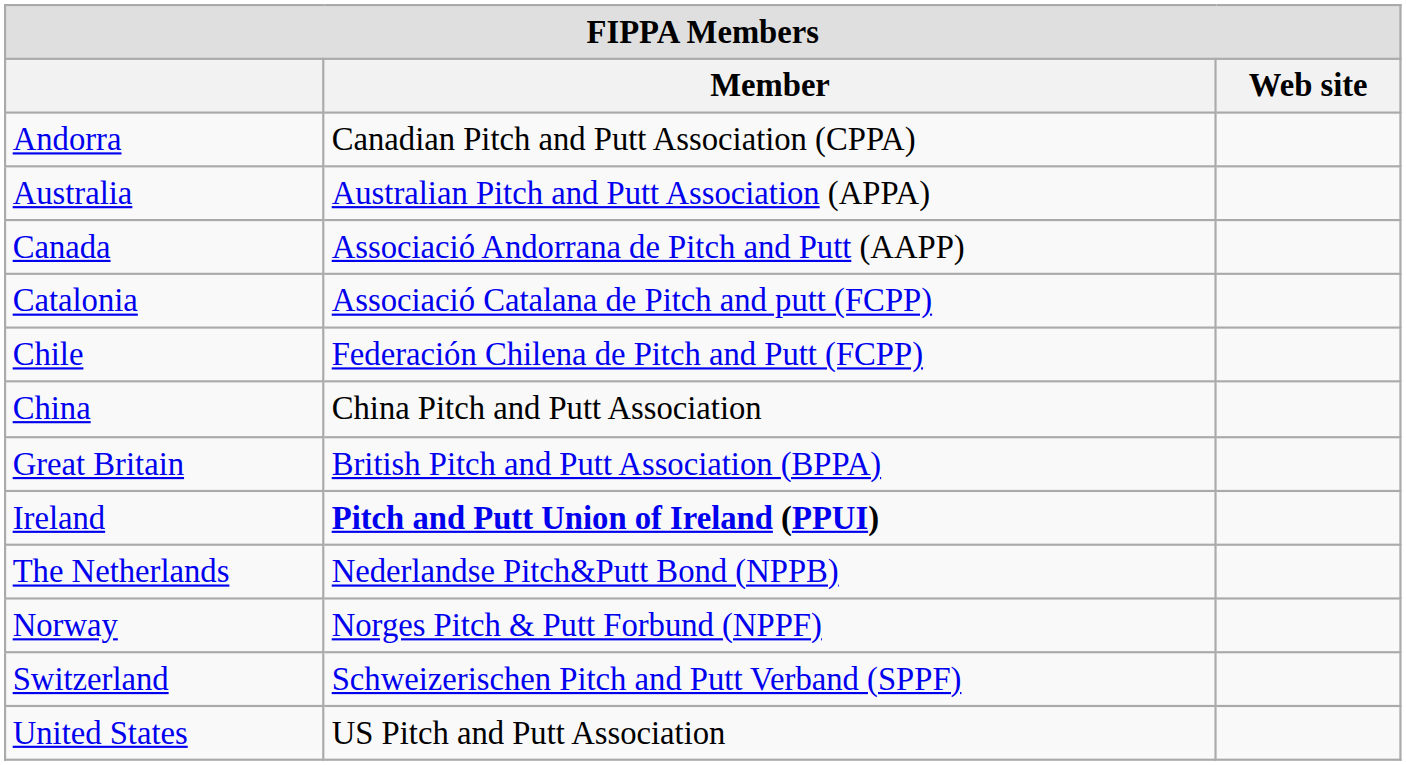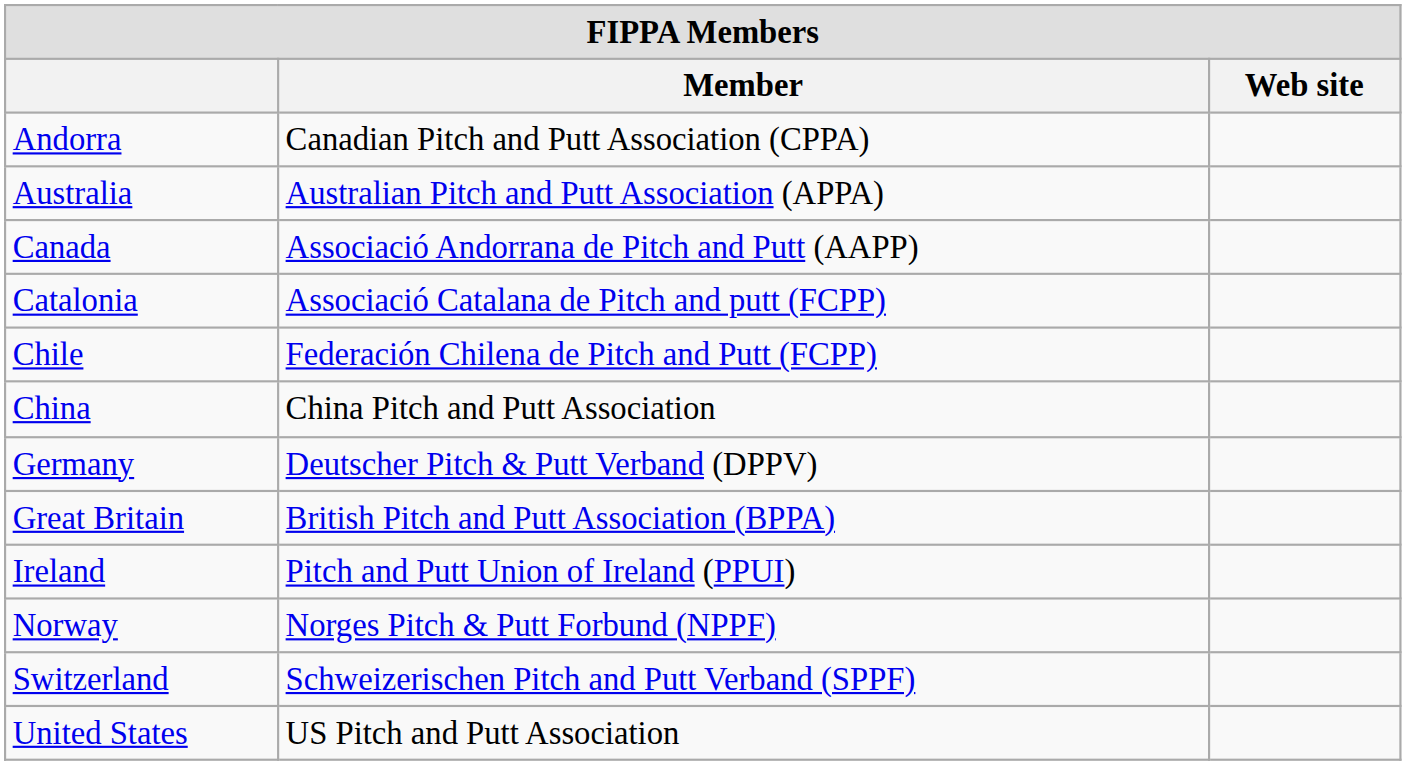+ row: (73, 462)
(605, 516) bold -> (540, 570) normal
- row: (121, 570)
